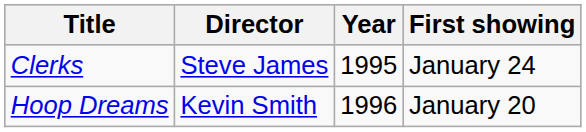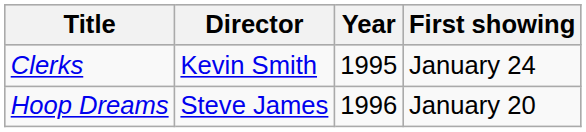(254, 65) Steve James -> (249, 65) Kevin Smith
(249, 106) Kevin Smith -> (254, 106) Steve James
